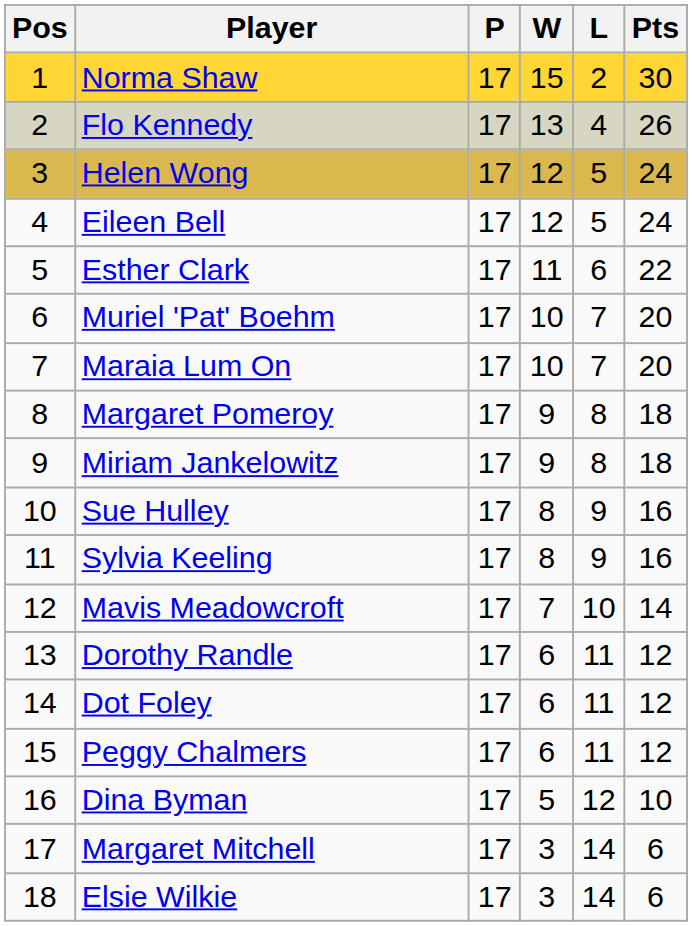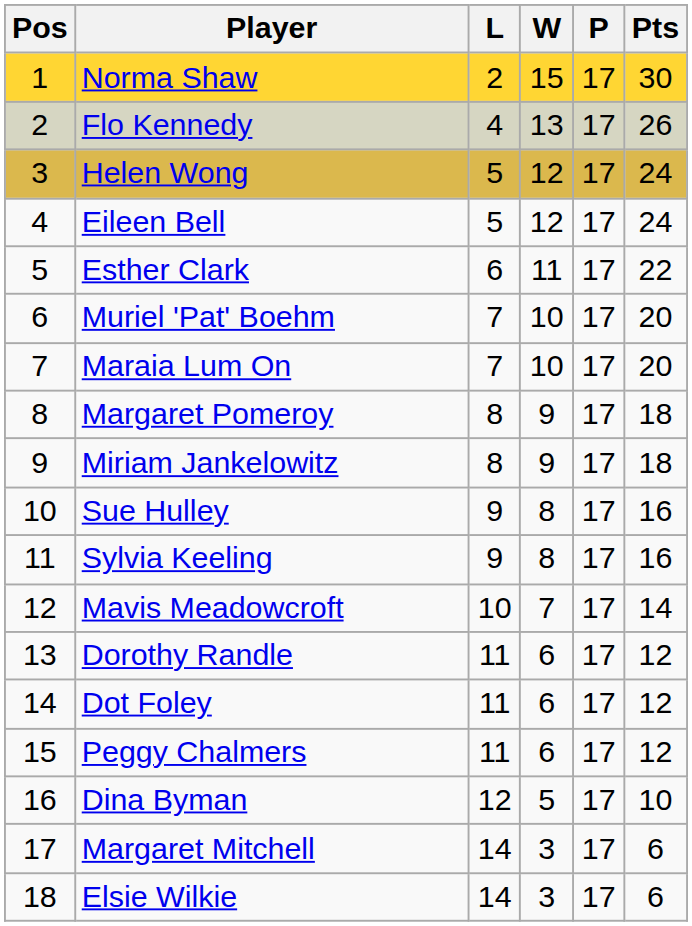columns swapped: (495, 28) <-> (599, 28)
